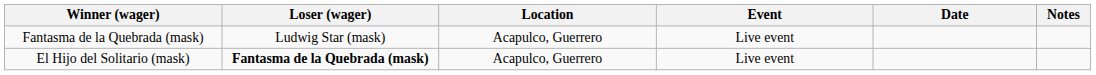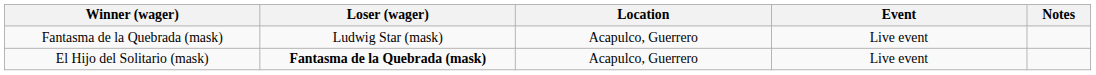- column: (955, 15)
